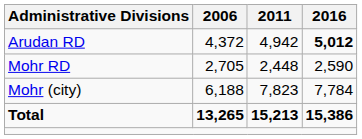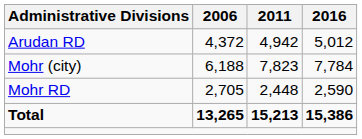(334, 41) bold -> (334, 41) normal
rows swapped: (39, 66) <-> (45, 90)
